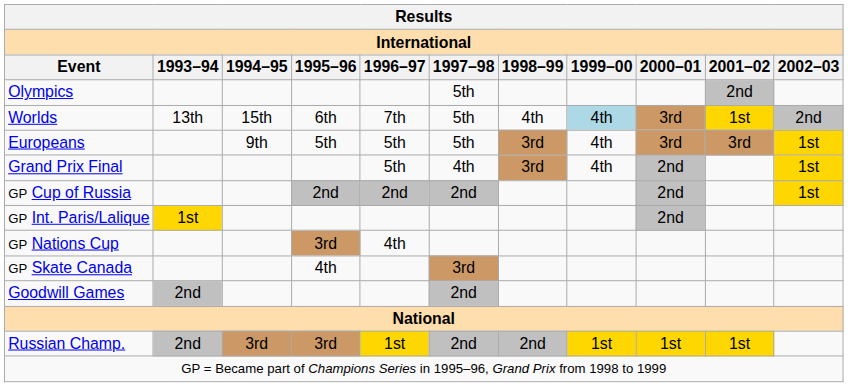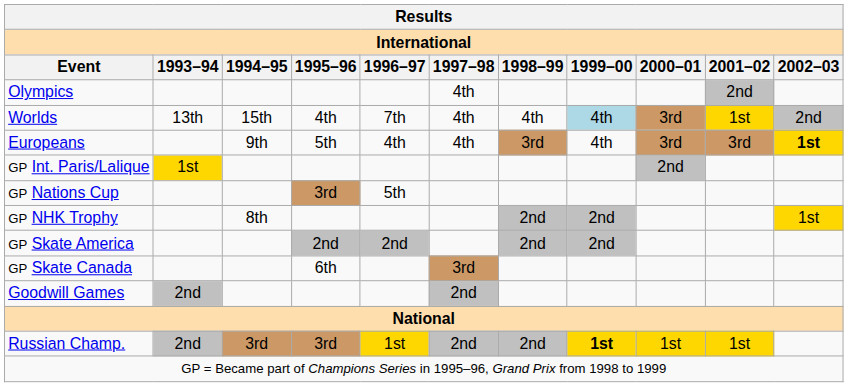(464, 92) 5th -> (464, 92) 4th
(326, 117) 6th -> (326, 117) 4th
(464, 117) 5th -> (464, 117) 4th
(395, 142) 5th -> (395, 142) 4th
(464, 142) 5th -> (464, 142) 4th
(809, 142) normal -> (809, 142) bold
- row: (65, 167)
- row: (70, 192)
(395, 243) 4th -> (395, 192) 5th
+ row: (63, 218)
+ row: (71, 243)
(326, 268) 4th -> (326, 268) 6th
(602, 343) normal -> (602, 343) bold
